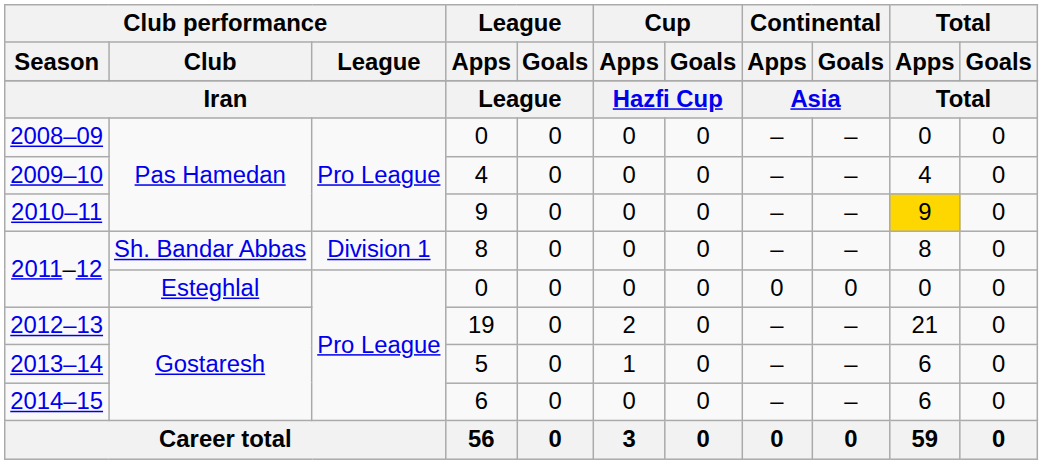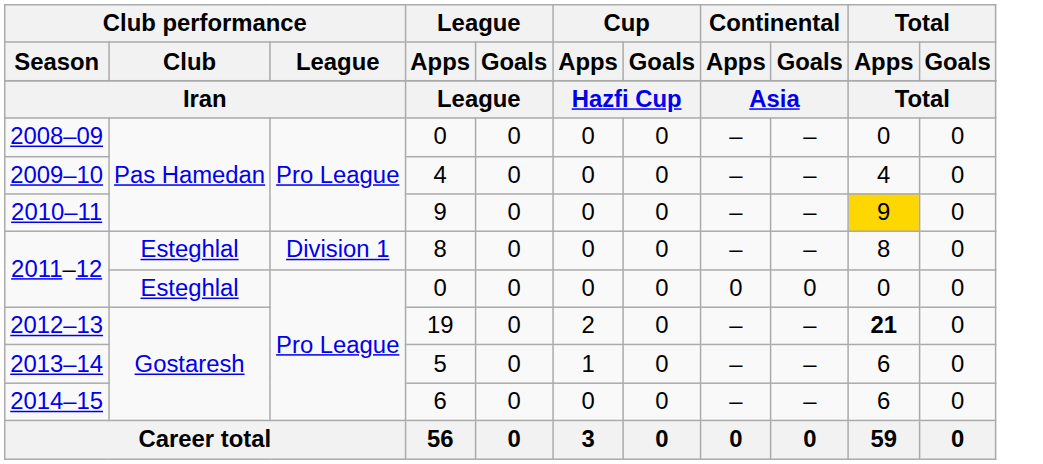(210, 250) Sh. Bandar Abbas -> (190, 250) Esteghlal
(925, 325) normal -> (884, 325) bold
